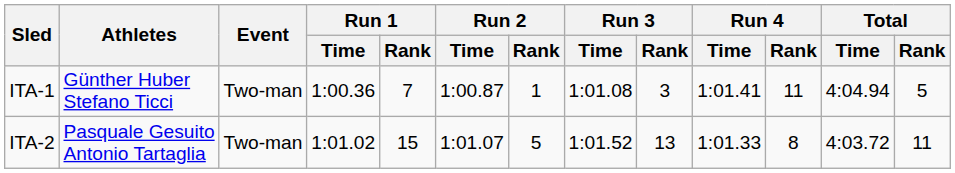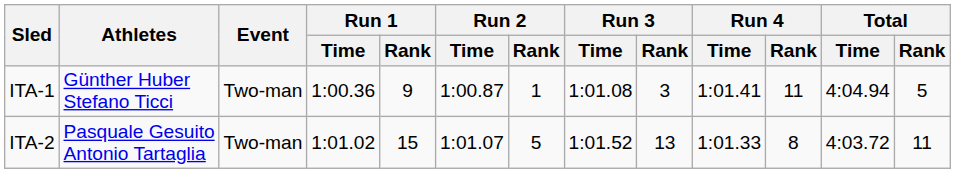(408, 91) 7 -> (408, 91) 9
